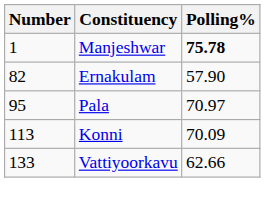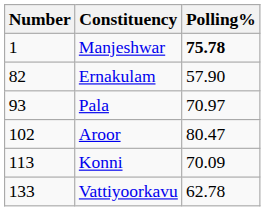(17, 105) 95 -> (17, 105) 93
+ row: (100, 134)
(206, 163) 62.66 -> (206, 192) 62.78
